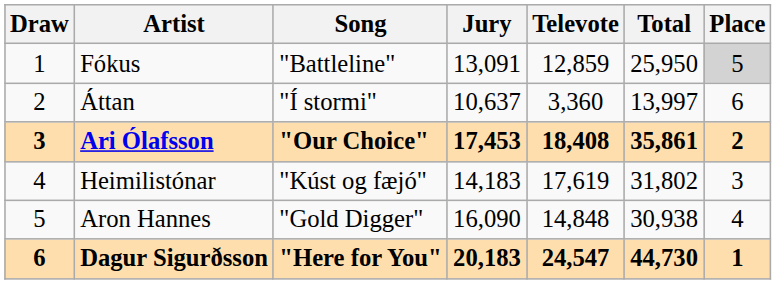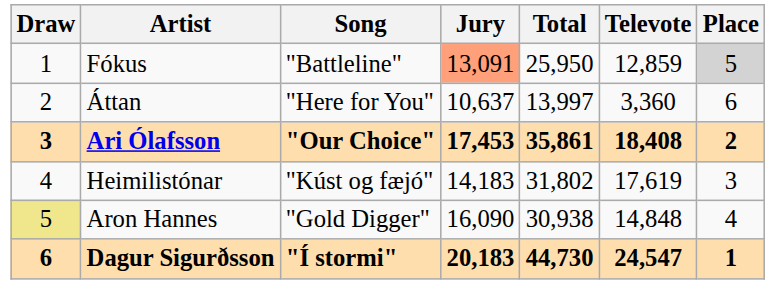columns swapped: (576, 24) <-> (664, 24)
(487, 63) no background -> (480, 63) lightsalmon background
(328, 102) "Í stormi" -> (360, 102) "Here for You"
(39, 219) no background -> (46, 219) khaki background
(361, 258) "Here for You" -> (342, 258) "Í stormi"
